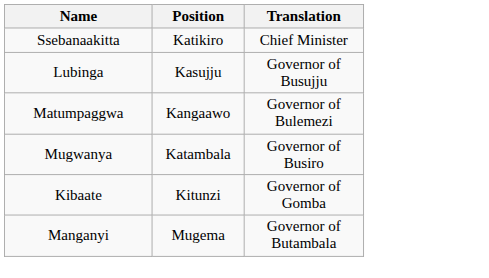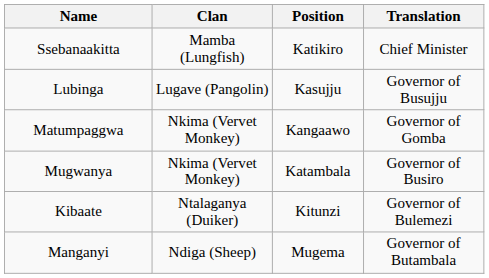+ column: (212, 16)
(304, 113) Governor of Bulemezi -> (424, 130) Governor of Gomba
(304, 194) Governor of Gomba -> (424, 211) Governor of Bulemezi
